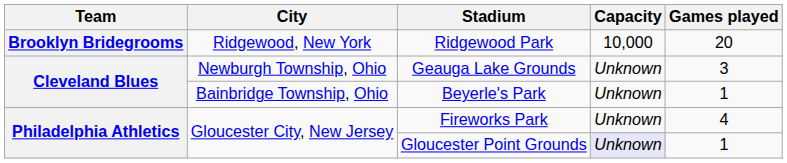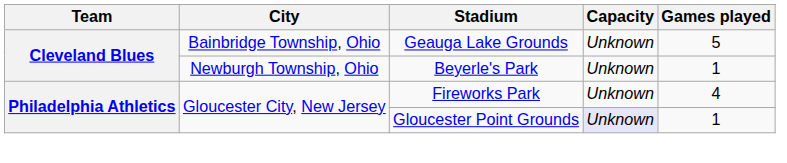- row: (494, 42)
(292, 68) Newburgh Township, Ohio -> (284, 42) Bainbridge Township, Ohio
(724, 68) 3 -> (716, 42) 5
(292, 94) Bainbridge Township, Ohio -> (284, 68) Newburgh Township, Ohio
